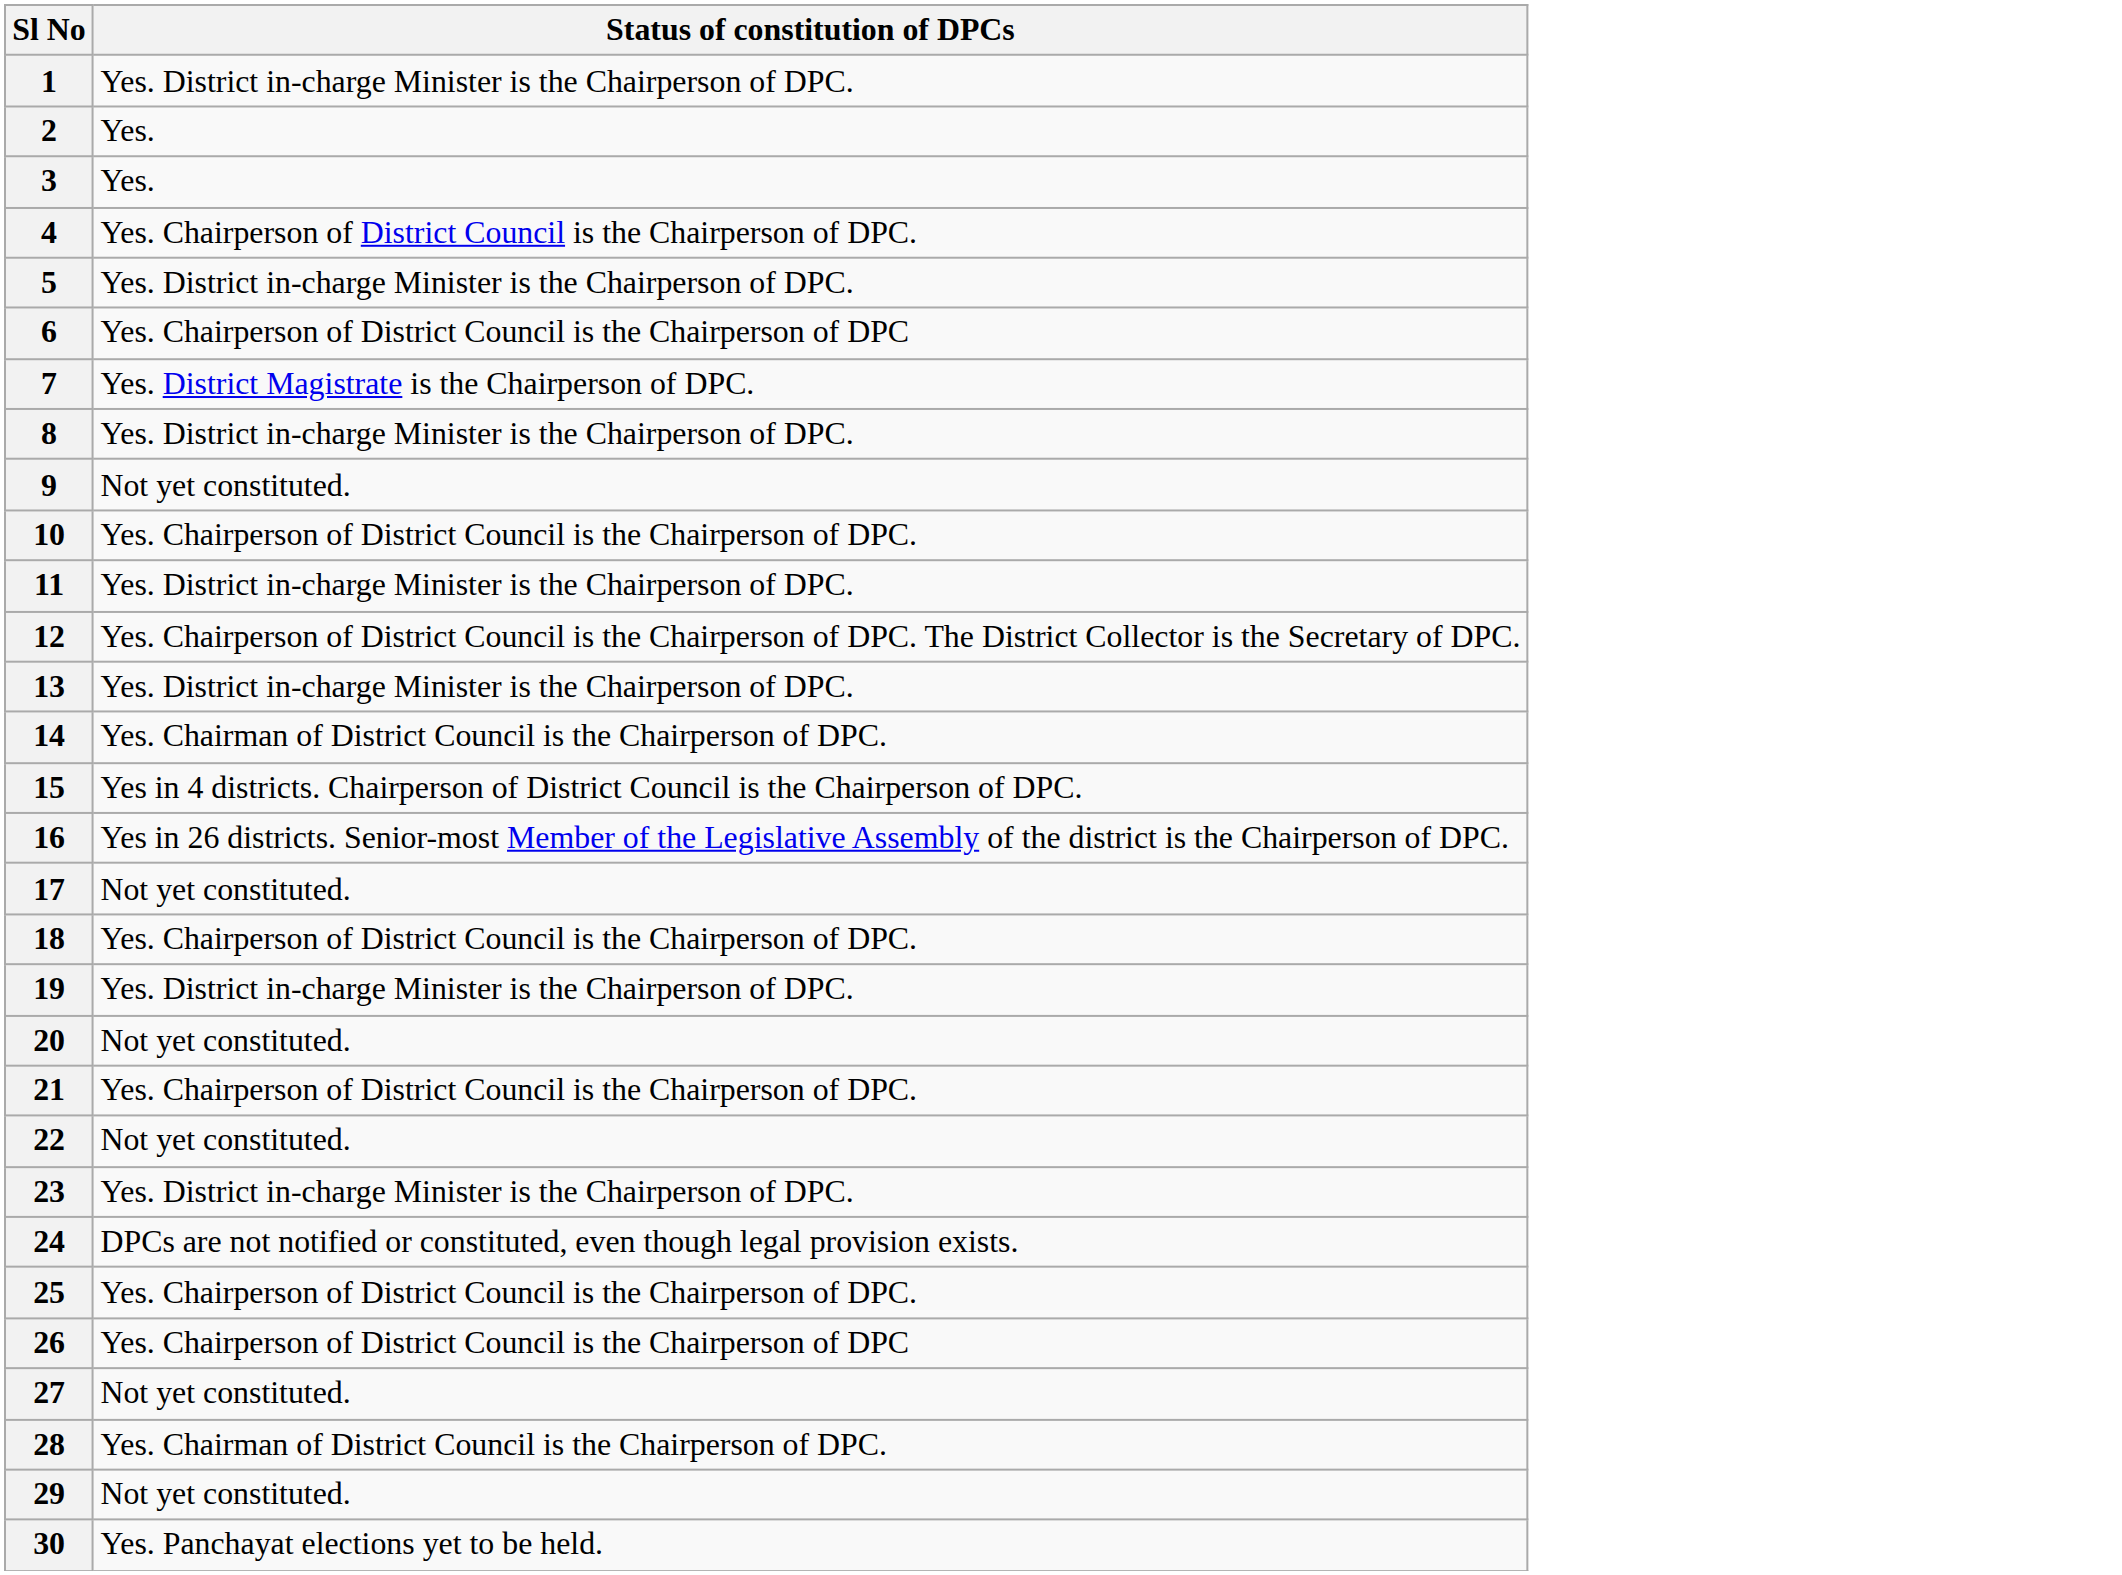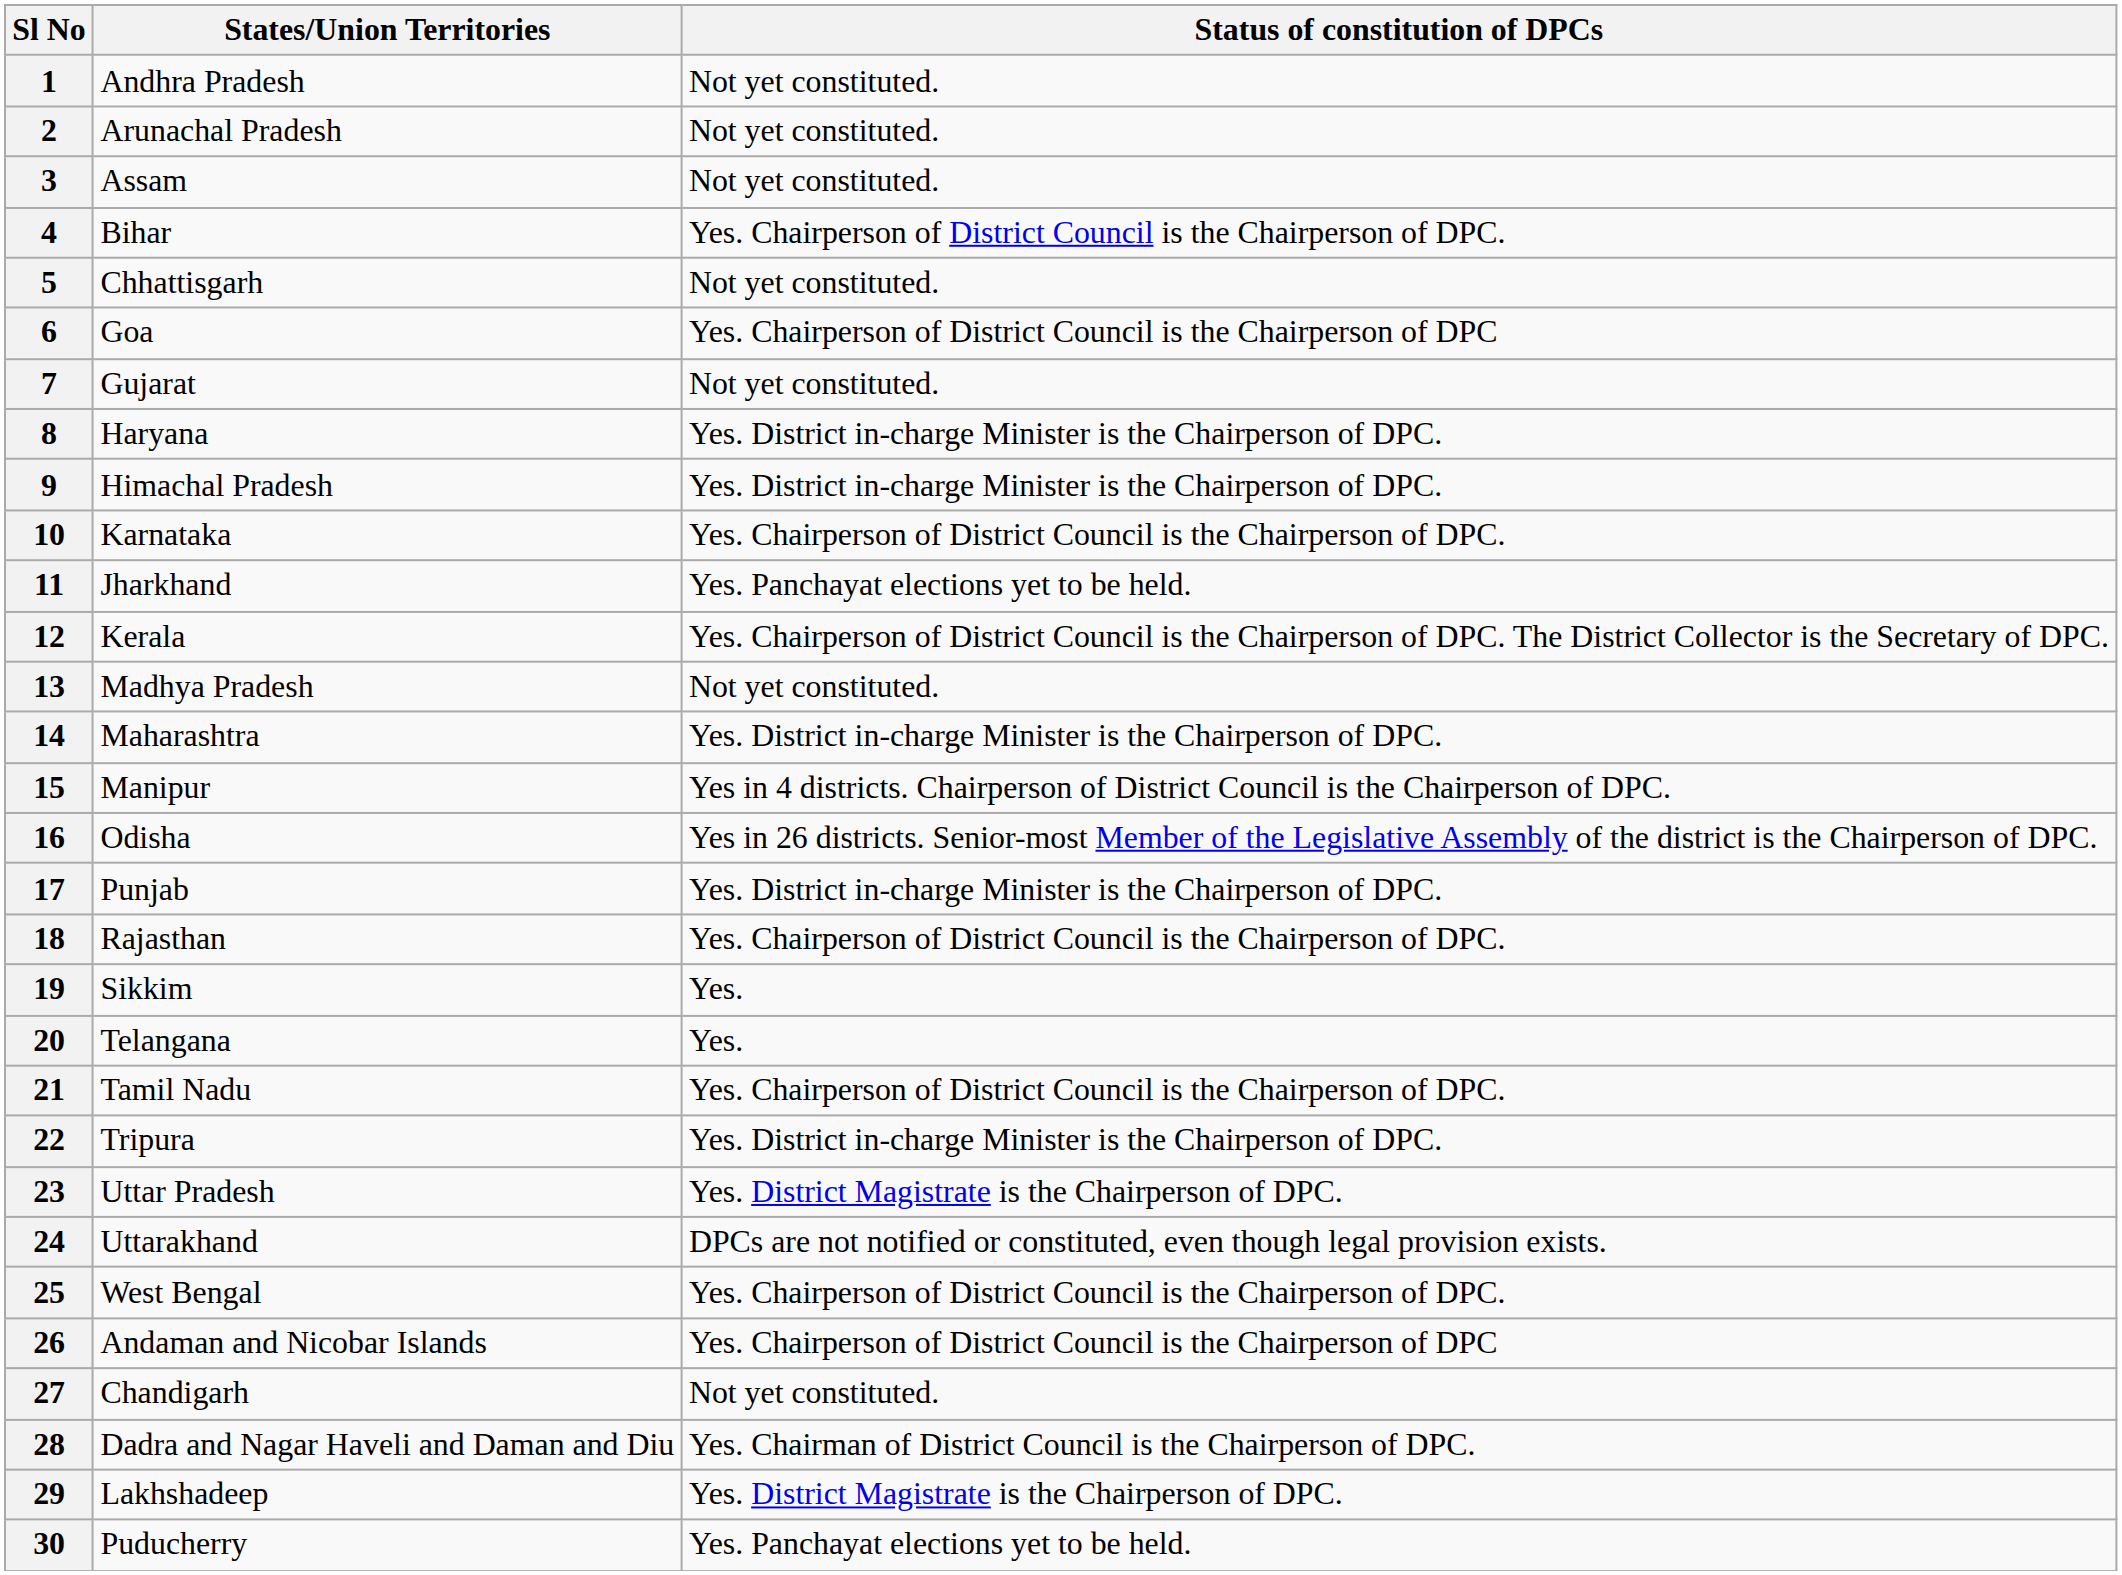+ column: (387, 29)
(477, 80) Yes. District in-charge Minister is the Chairperson of DPC. -> (814, 80) Not yet constituted.
(128, 130) Yes. -> (814, 130) Not yet constituted.
(128, 181) Yes. -> (814, 181) Not yet constituted.
(477, 282) Yes. District in-charge Minister is the Chairperson of DPC. -> (814, 282) Not yet constituted.
(427, 383) Yes. District Magistrate is the Chairperson of DPC. -> (814, 383) Not yet constituted.
(226, 484) Not yet constituted. -> (1065, 484) Yes. District in-charge Minister is the Chairperson of DPC.
(477, 585) Yes. District in-charge Minister is the Chairperson of DPC. -> (940, 585) Yes. Panchayat elections yet to be held.
(477, 686) Yes. District in-charge Minister is the Chairperson of DPC. -> (814, 686) Not yet constituted.
(494, 736) Yes. Chairman of District Council is the Chairperson of DPC. -> (1065, 736) Yes. District in-charge Minister is the Chairperson of DPC.
(226, 888) Not yet constituted. -> (1065, 888) Yes. District in-charge Minister is the Chairperson of DPC.
(477, 989) Yes. District in-charge Minister is the Chairperson of DPC. -> (716, 989) Yes.
(226, 1039) Not yet constituted. -> (716, 1039) Yes.
(226, 1140) Not yet constituted. -> (1065, 1140) Yes. District in-charge Minister is the Chairperson of DPC.
(477, 1191) Yes. District in-charge Minister is the Chairperson of DPC. -> (1016, 1191) Yes. District Magistrate is the Chairperson of DPC.
(226, 1494) Not yet constituted. -> (1016, 1494) Yes. District Magistrate is the Chairperson of DPC.
